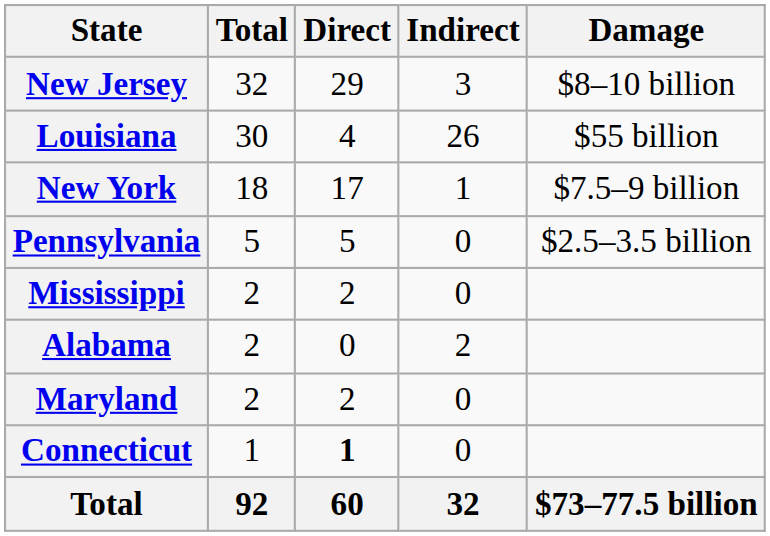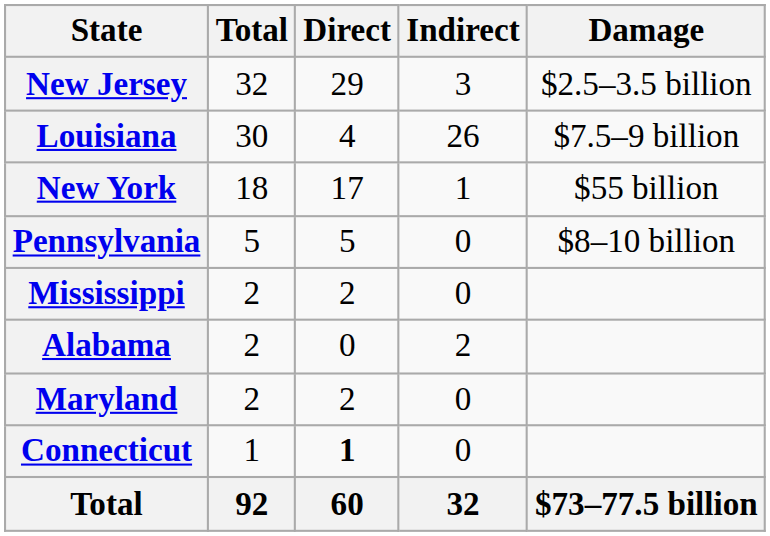(646, 83) $8–10 billion -> (646, 83) $2.5–3.5 billion
(646, 135) $55 billion -> (646, 135) $7.5–9 billion
(646, 188) $7.5–9 billion -> (646, 188) $55 billion
(646, 240) $2.5–3.5 billion -> (646, 240) $8–10 billion
